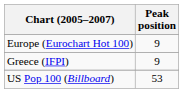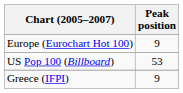rows swapped: (38, 61) <-> (60, 79)
